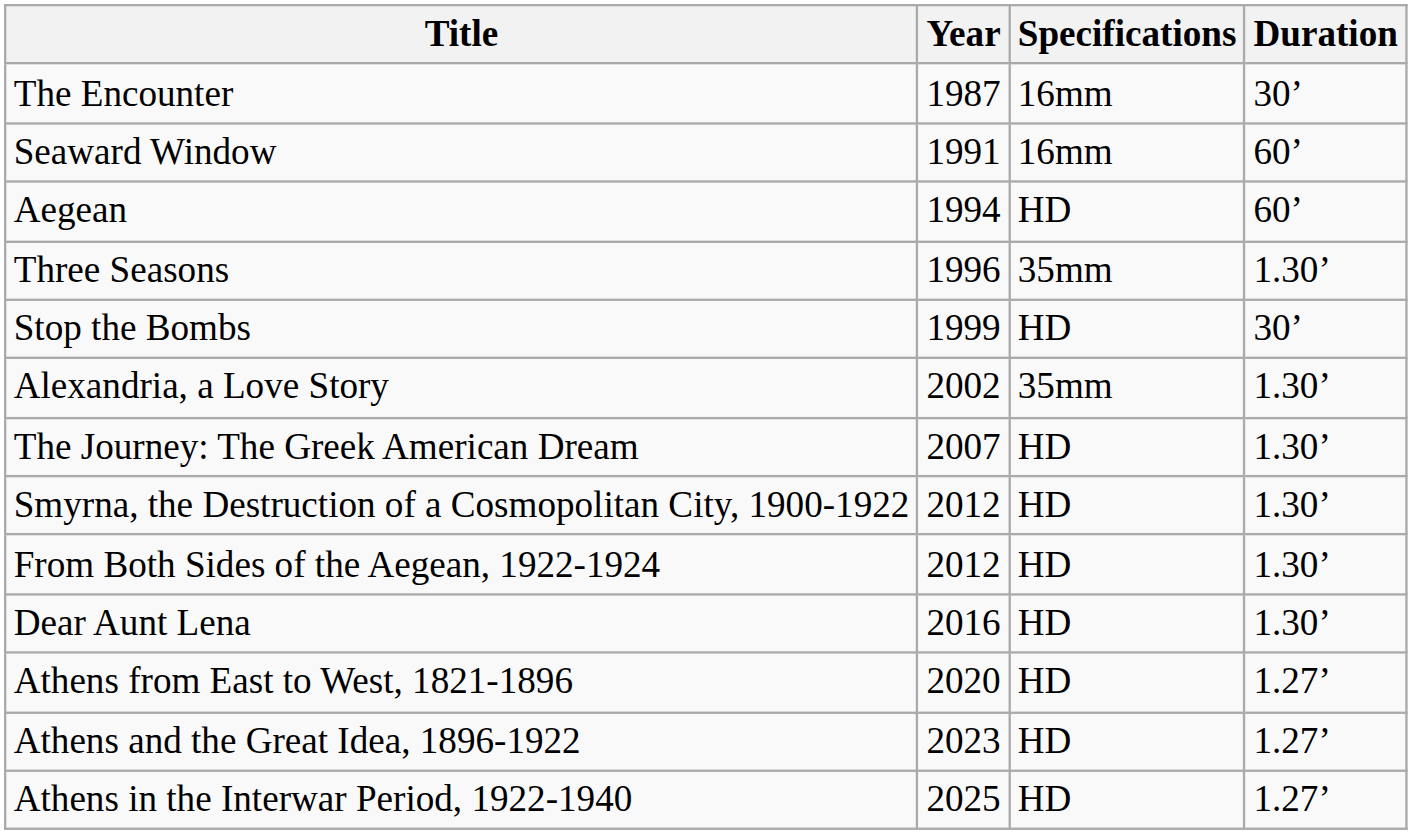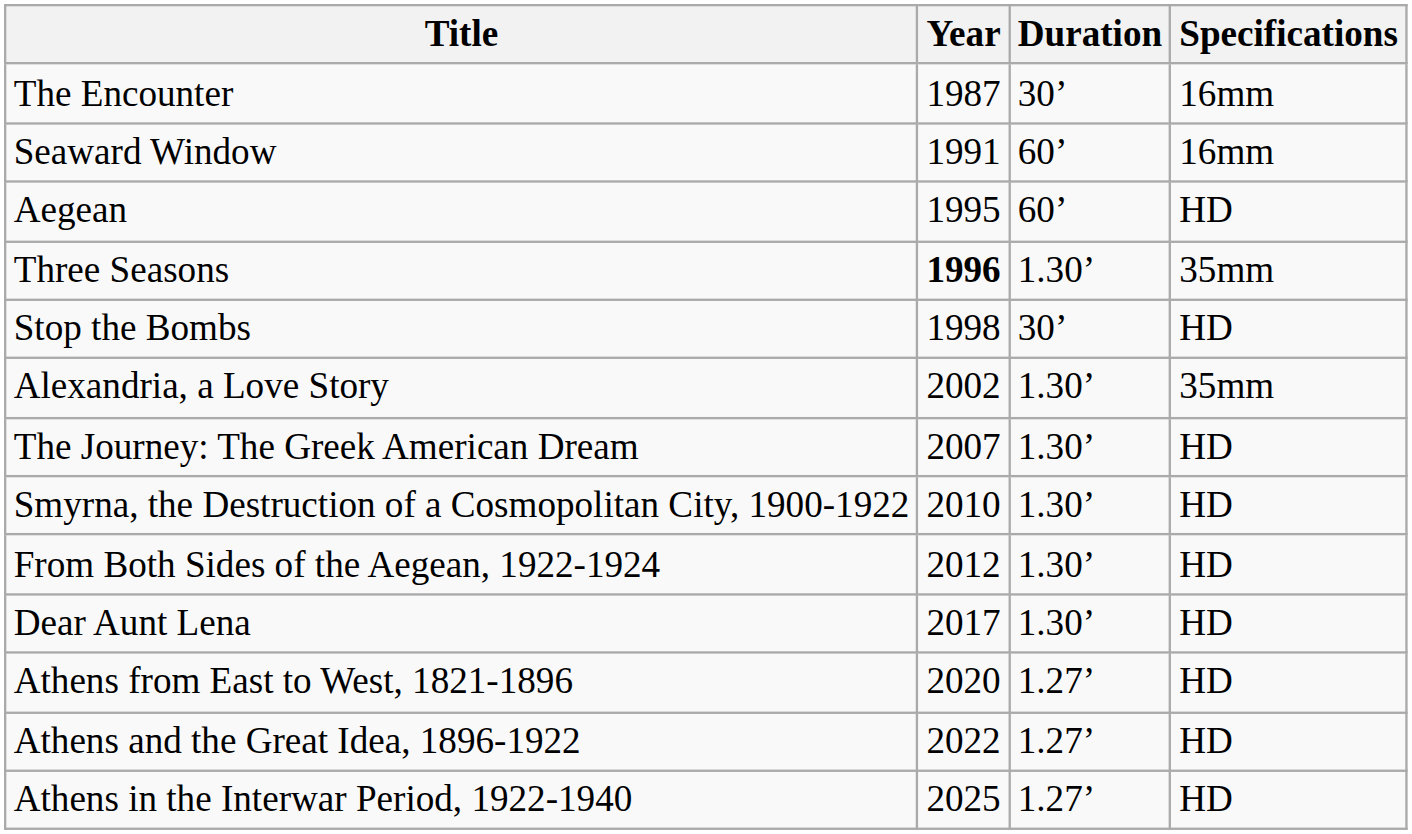columns swapped: (1326, 33) <-> (1127, 33)
(964, 210) 1994 -> (964, 210) 1995
(964, 269) normal -> (964, 269) bold
(964, 328) 1999 -> (964, 328) 1998
(964, 504) 2012 -> (964, 504) 2010
(964, 622) 2016 -> (964, 622) 2017
(964, 740) 2023 -> (964, 740) 2022
